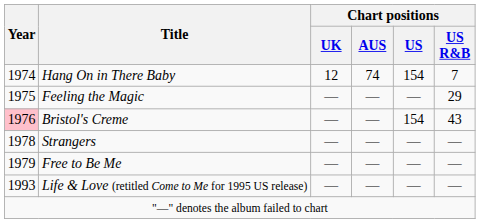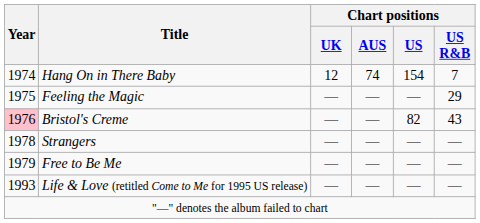(414, 119) 154 -> (414, 119) 82
